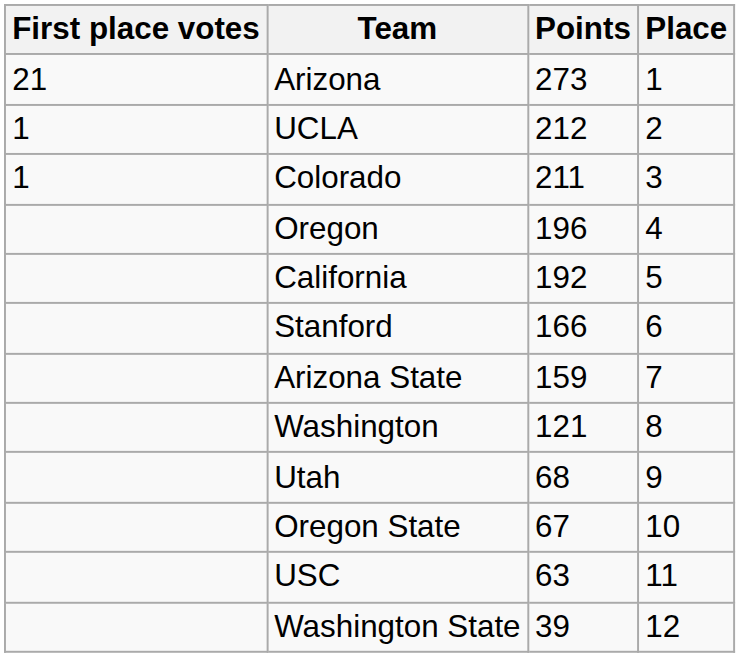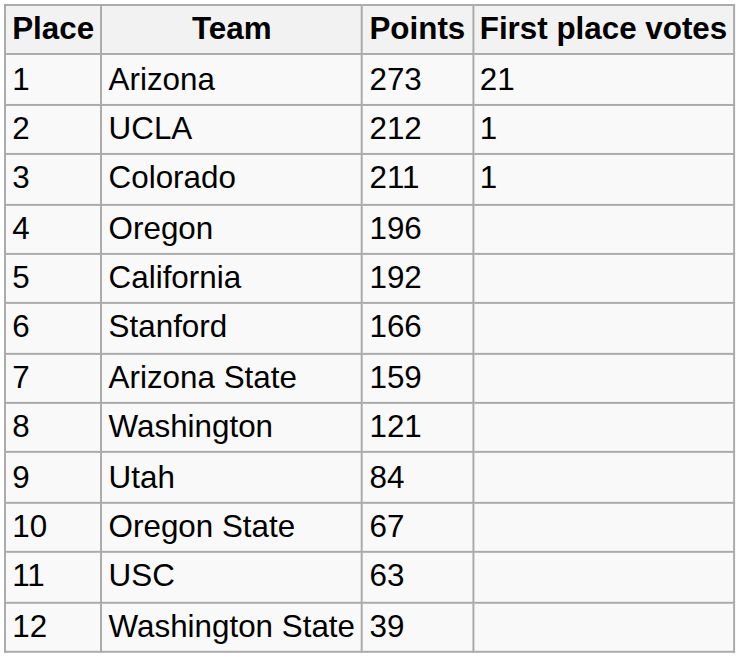columns swapped: (686, 29) <-> (136, 29)
(552, 476) 68 -> (387, 476) 84
